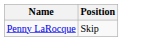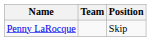+ column: (92, 12)
